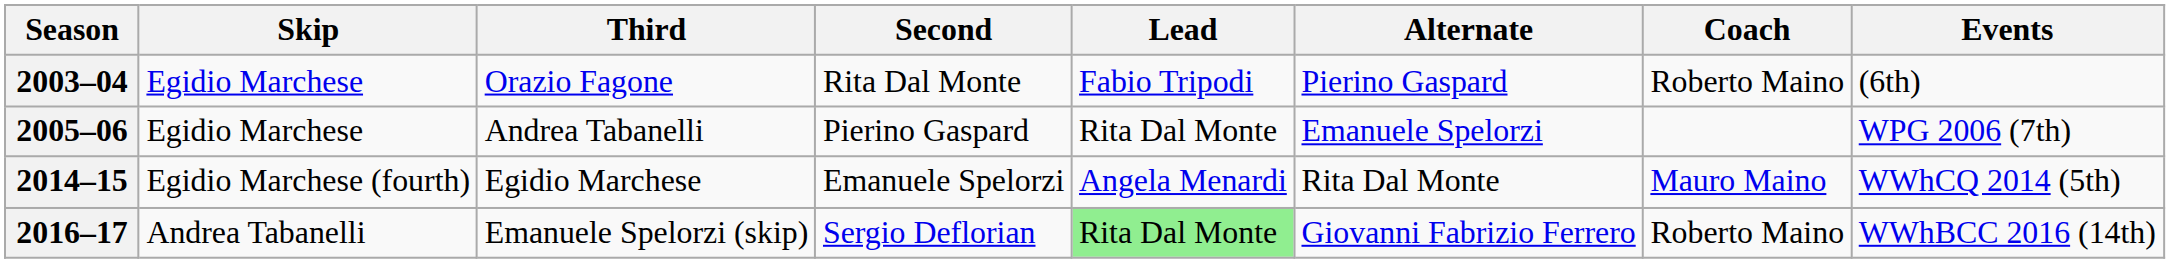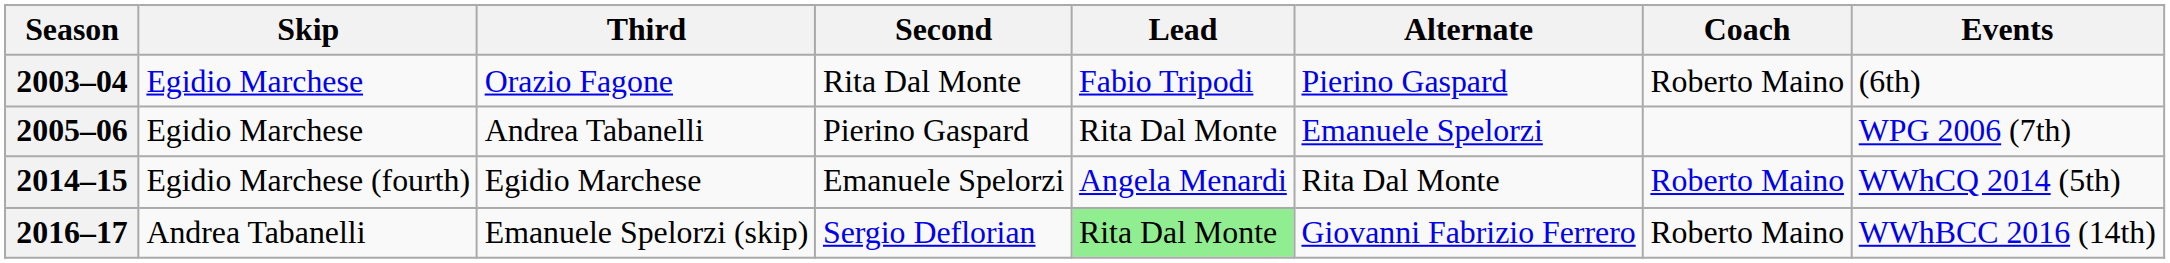(1738, 181) Mauro Maino -> (1747, 181) Roberto Maino
